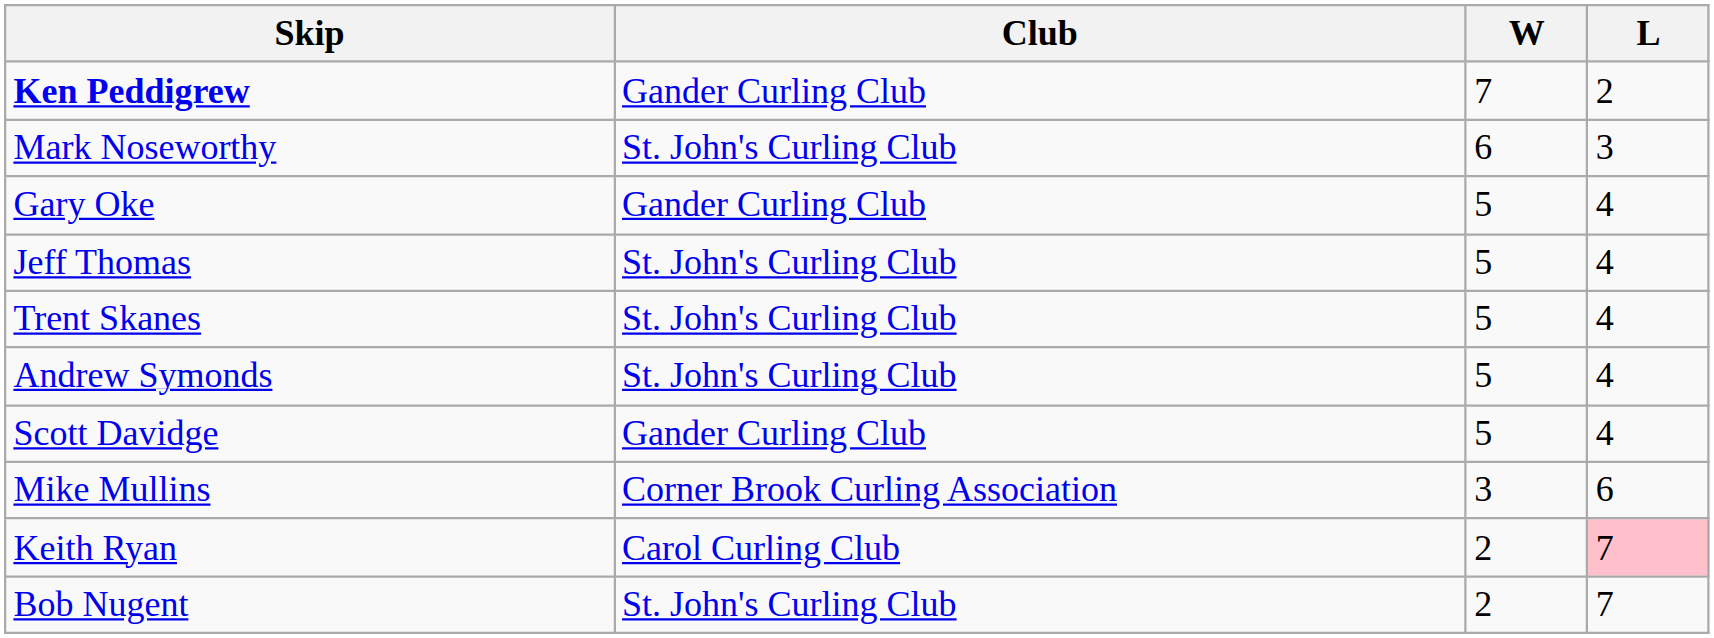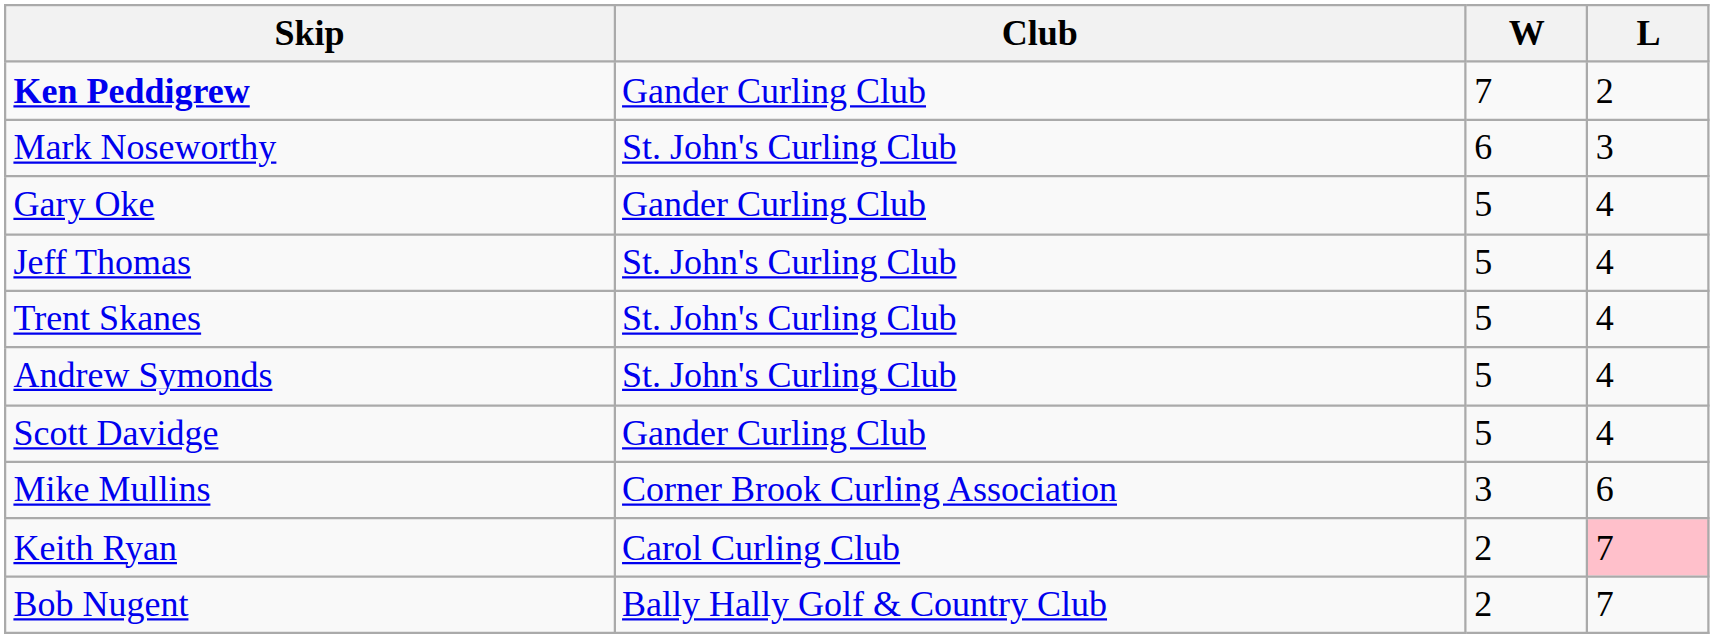(789, 603) St. John's Curling Club -> (865, 603) Bally Hally Golf & Country Club
